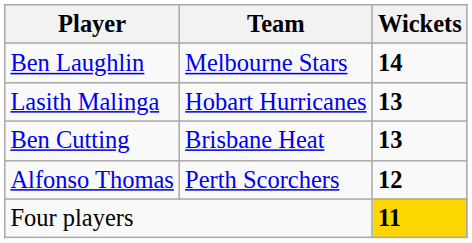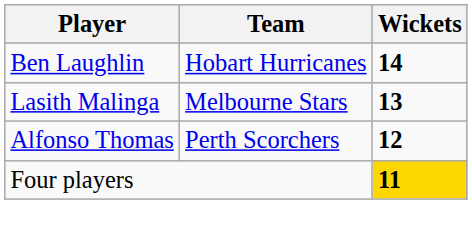(266, 62) Melbourne Stars -> (276, 62) Hobart Hurricanes
(276, 101) Hobart Hurricanes -> (266, 101) Melbourne Stars
- row: (70, 140)
